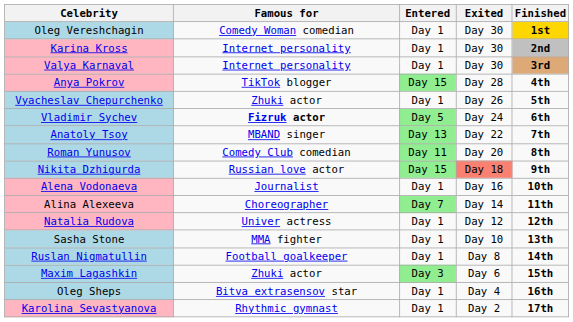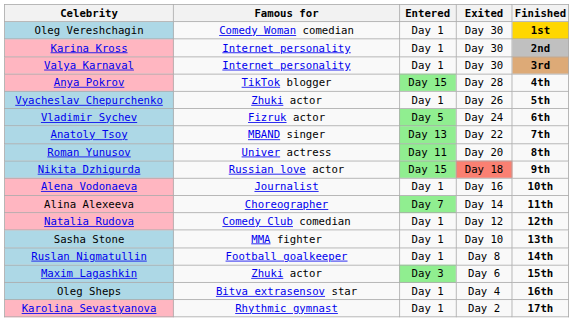(287, 117) bold -> (287, 117) normal
(287, 152) Comedy Club comedian -> (287, 152) Univer actress
(287, 222) Univer actress -> (287, 222) Comedy Club comedian
